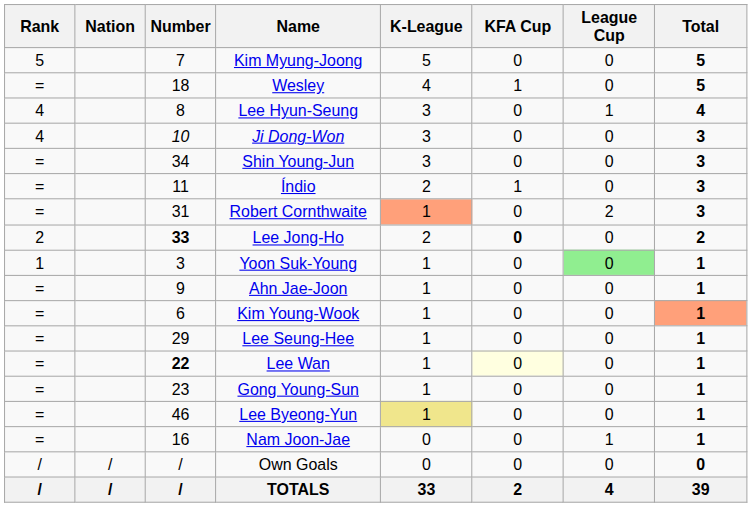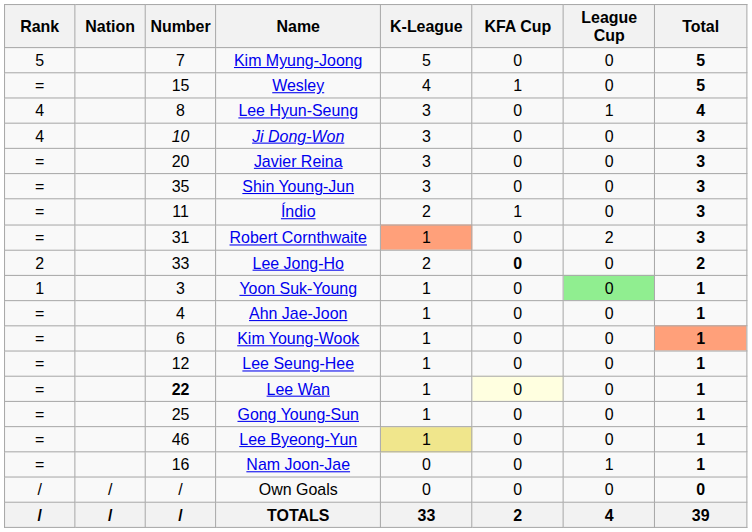(181, 86) 18 -> (181, 86) 15
+ row: (298, 162)
(181, 162) 34 -> (181, 187) 35
(181, 237) bold -> (181, 263) normal
(181, 288) 9 -> (181, 313) 4
(181, 338) 29 -> (181, 364) 12
(181, 389) 23 -> (181, 414) 25
